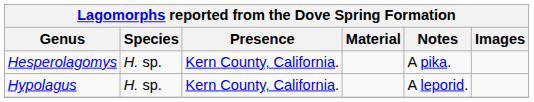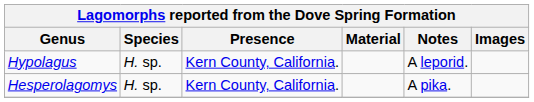rows swapped: (62, 62) <-> (42, 85)
